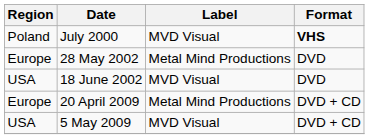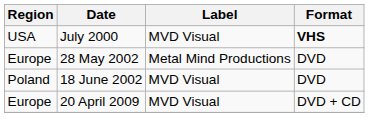(29, 36) Poland -> (22, 36) USA
(22, 79) USA -> (29, 79) Poland
(220, 101) Metal Mind Productions -> (184, 101) MVD Visual
- row: (95, 123)
